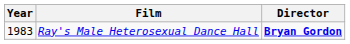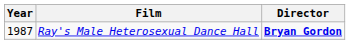(20, 31) 1983 -> (20, 31) 1987
